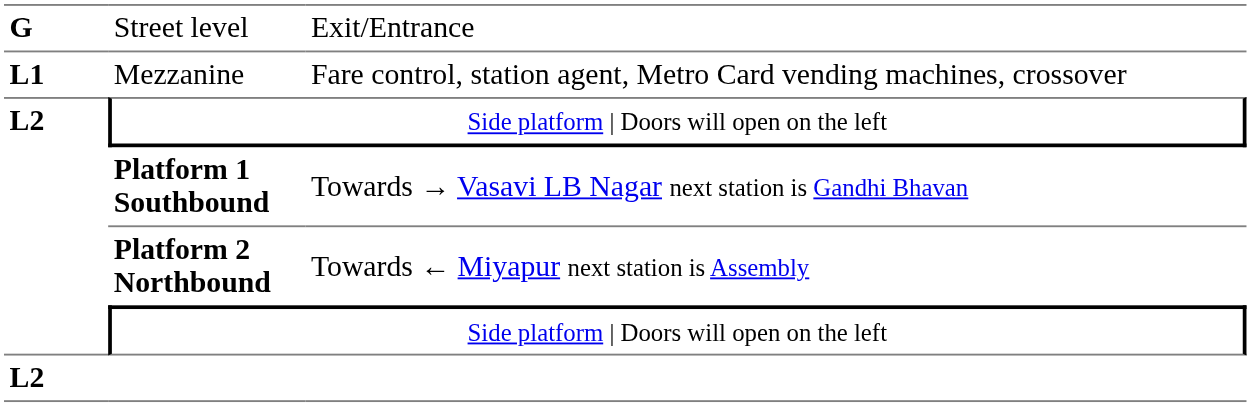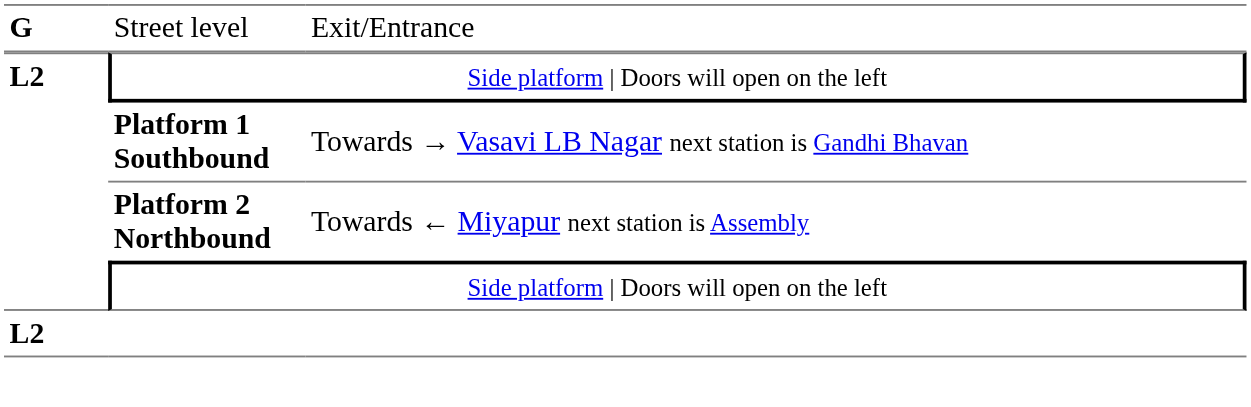- row: (179, 74)
